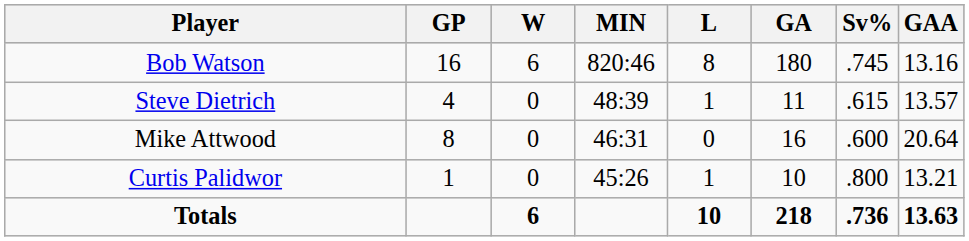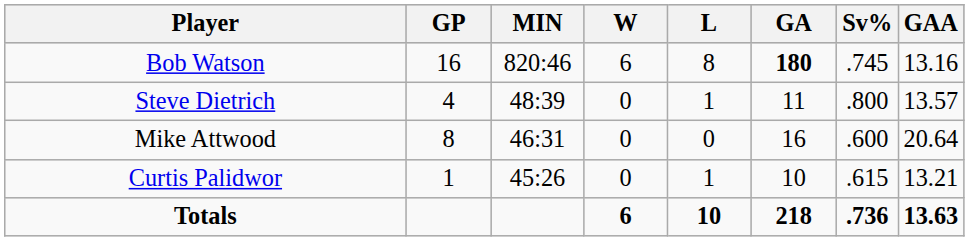columns swapped: (621, 23) <-> (533, 23)
(794, 62) normal -> (794, 62) bold
(867, 100) .615 -> (867, 100) .800
(867, 178) .800 -> (867, 178) .615
